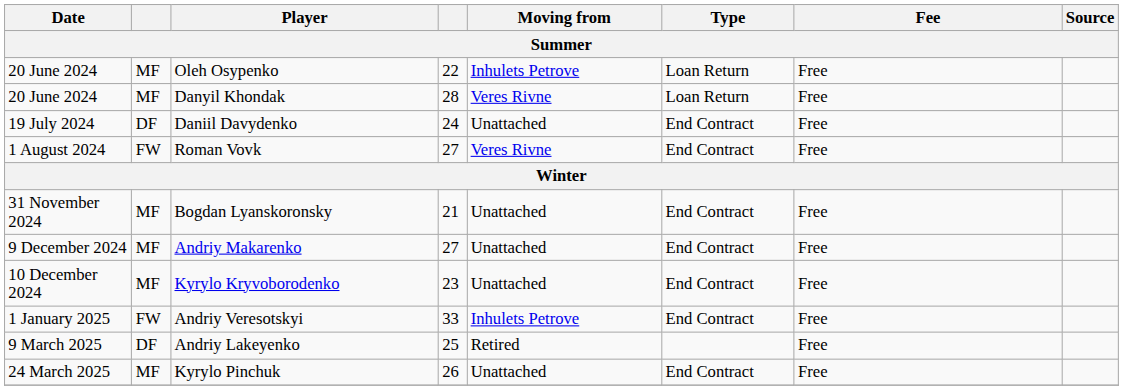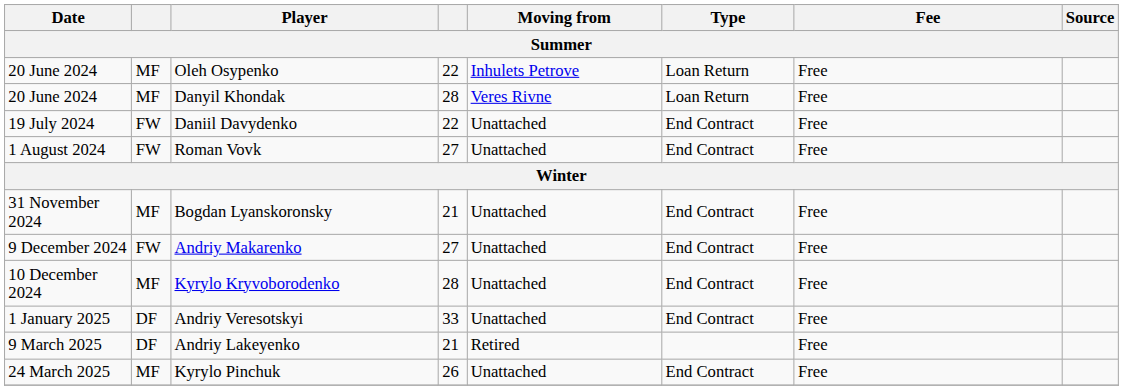(146, 123) DF -> (148, 123) FW
(450, 123) 24 -> (450, 123) 22
(511, 149) Veres Rivne -> (509, 149) Unattached
(148, 247) MF -> (148, 247) FW
(450, 283) 23 -> (450, 283) 28
(148, 319) FW -> (146, 319) DF
(525, 319) Inhulets Petrove -> (509, 319) Unattached
(450, 345) 25 -> (450, 345) 21
